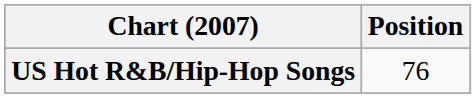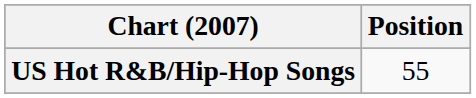(415, 70) 76 -> (415, 70) 55
